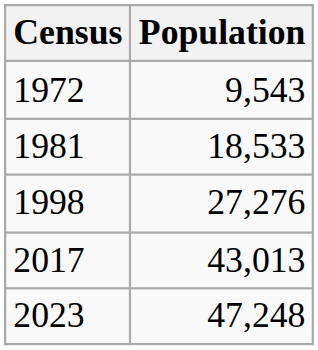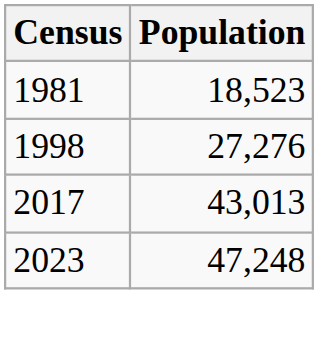- row: (49, 89)
(256, 145) 18,533 -> (256, 89) 18,523
